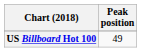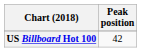(118, 39) 49 -> (118, 39) 42
